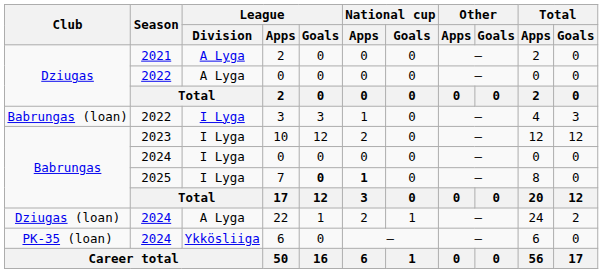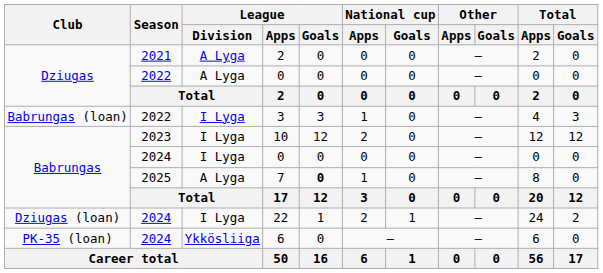(222, 177) I Lyga -> (222, 177) A Lyga
(364, 177) bold -> (364, 177) normal
(222, 218) A Lyga -> (222, 218) I Lyga
